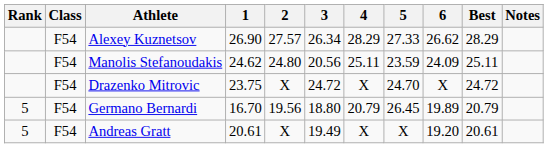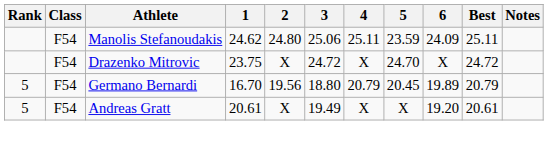- row: (142, 39)
(324, 62) 20.56 -> (324, 39) 25.06
(403, 108) 26.45 -> (403, 85) 20.45
